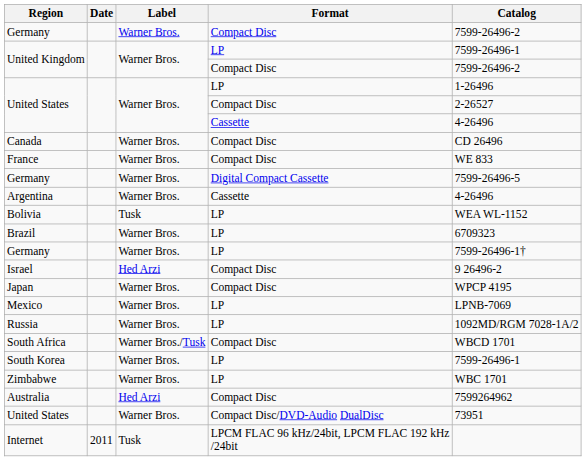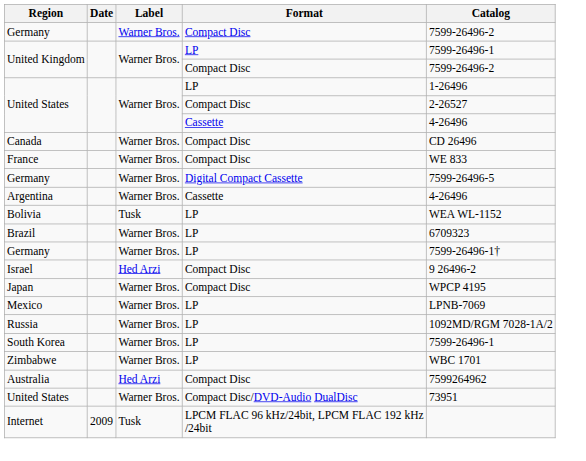- row: (36, 342)
(101, 440) 2011 -> (102, 422) 2009
